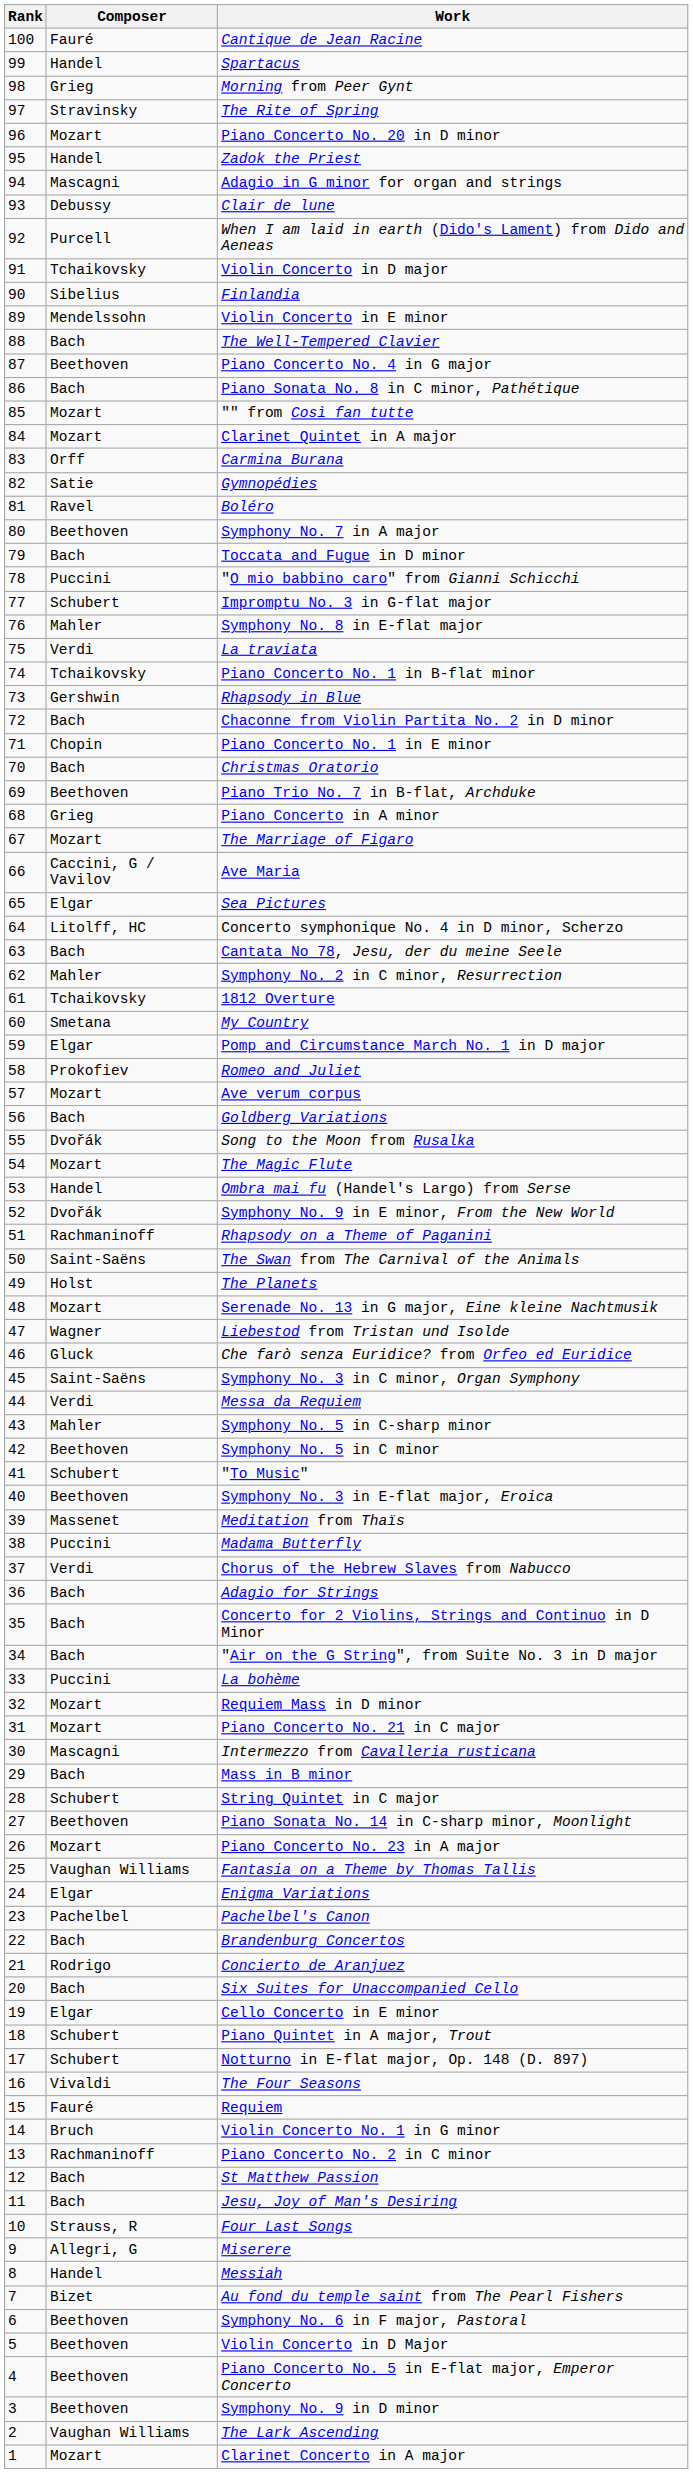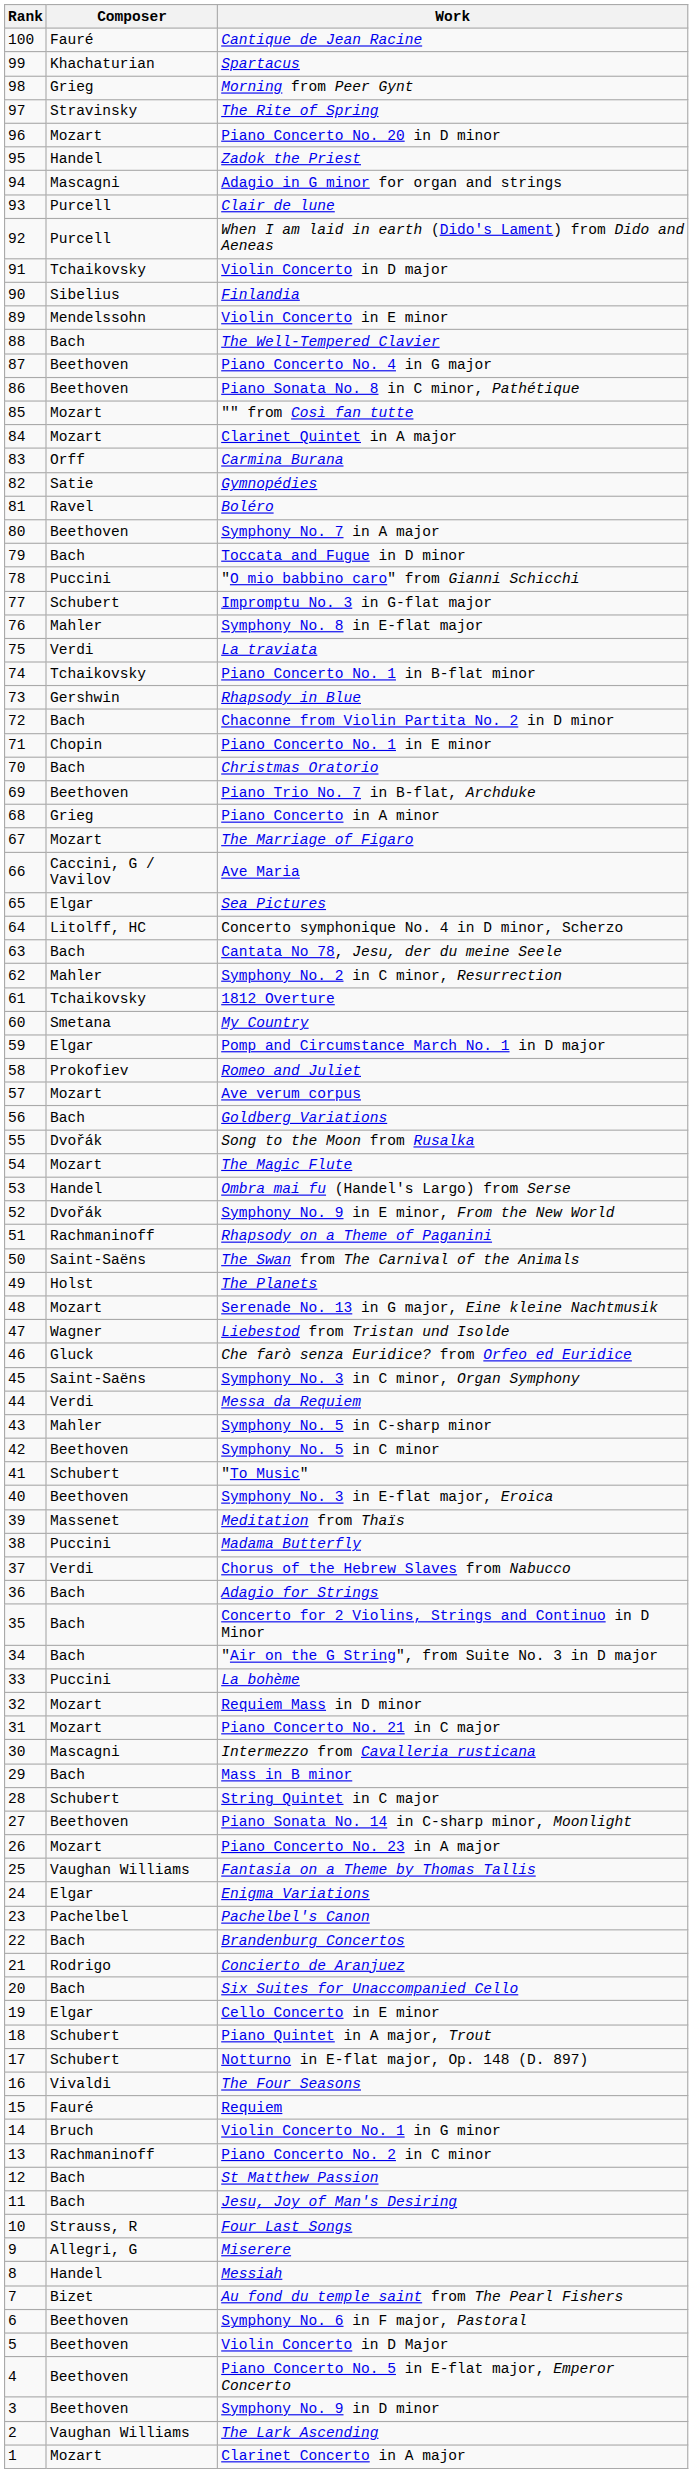(76, 64) Handel -> (102, 64) Khachaturian
(81, 206) Debussy -> (81, 206) Purcell
(67, 389) Bach -> (89, 389) Beethoven
